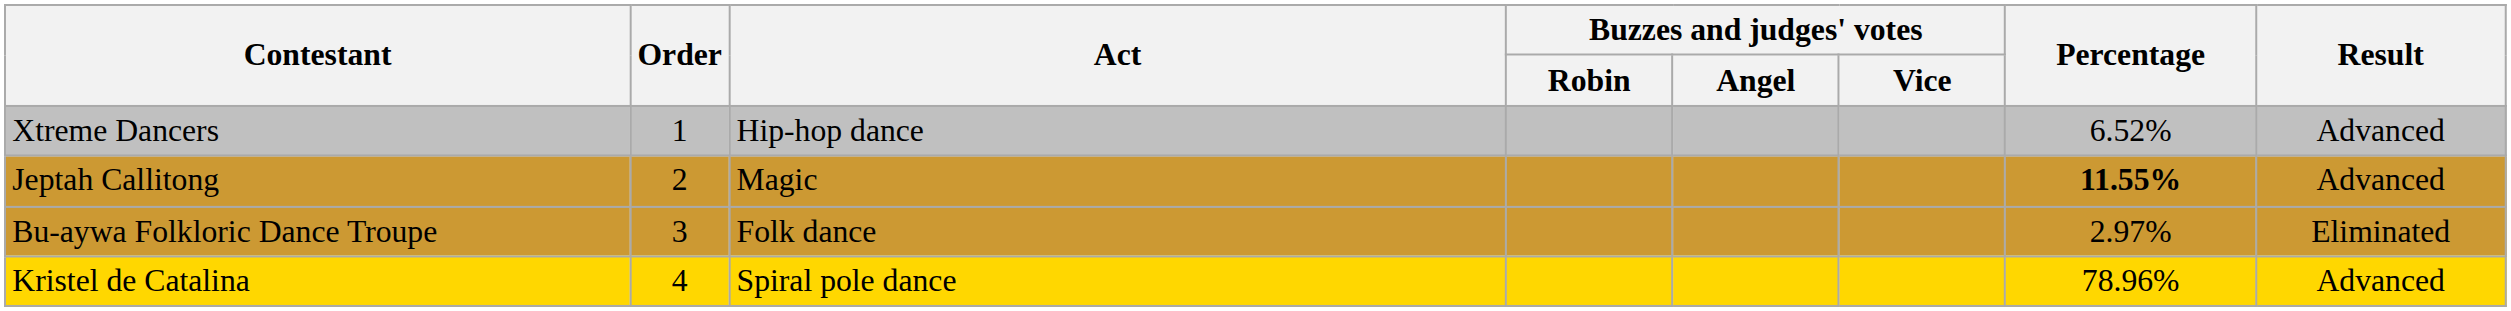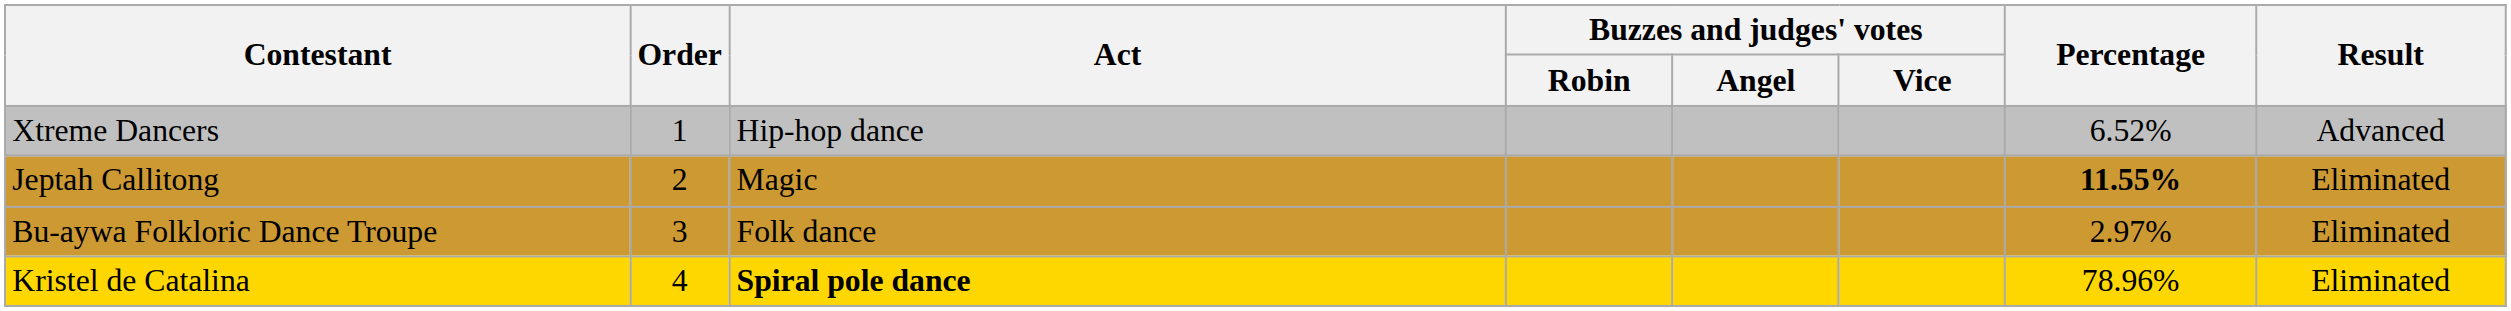(2381, 180) Advanced -> (2381, 180) Eliminated
(847, 280) normal -> (854, 280) bold
(2381, 280) Advanced -> (2381, 280) Eliminated
